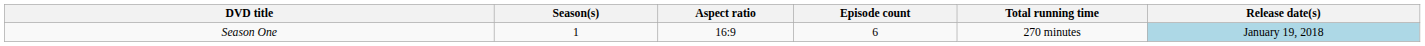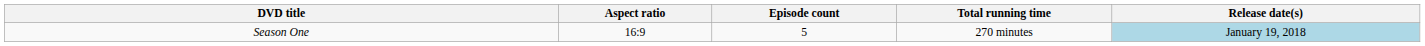- column: (576, 13)
(875, 32) 6 -> (804, 32) 5
